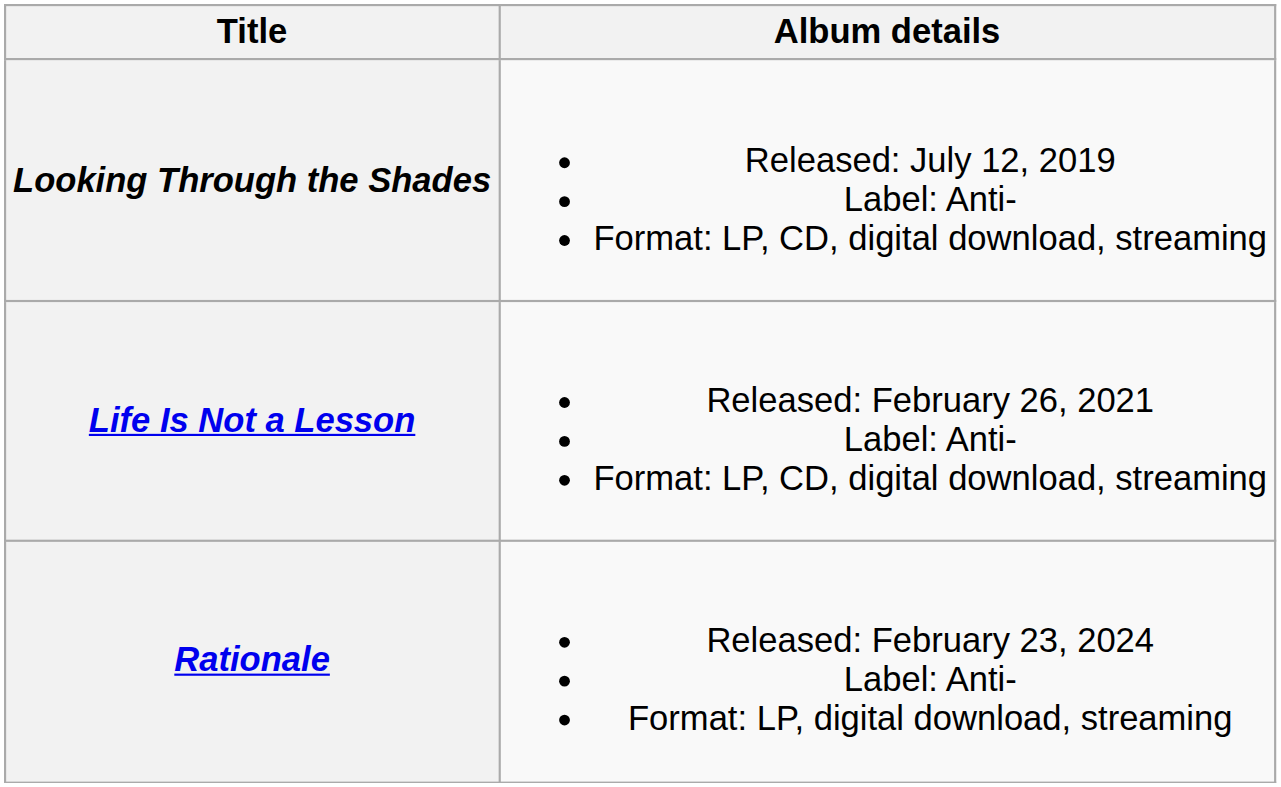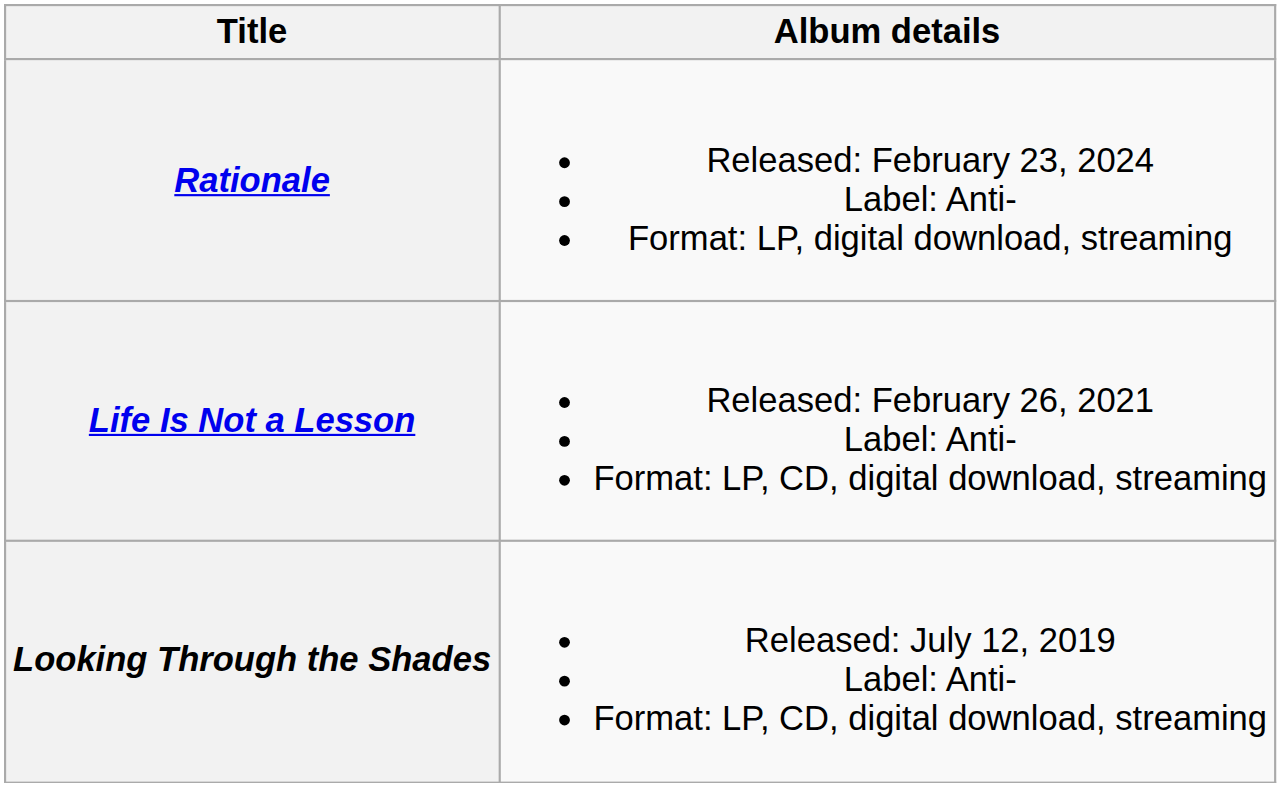rows swapped: (252, 179) <-> (252, 660)
